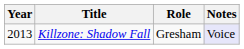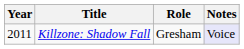(20, 34) 2013 -> (20, 34) 2011
